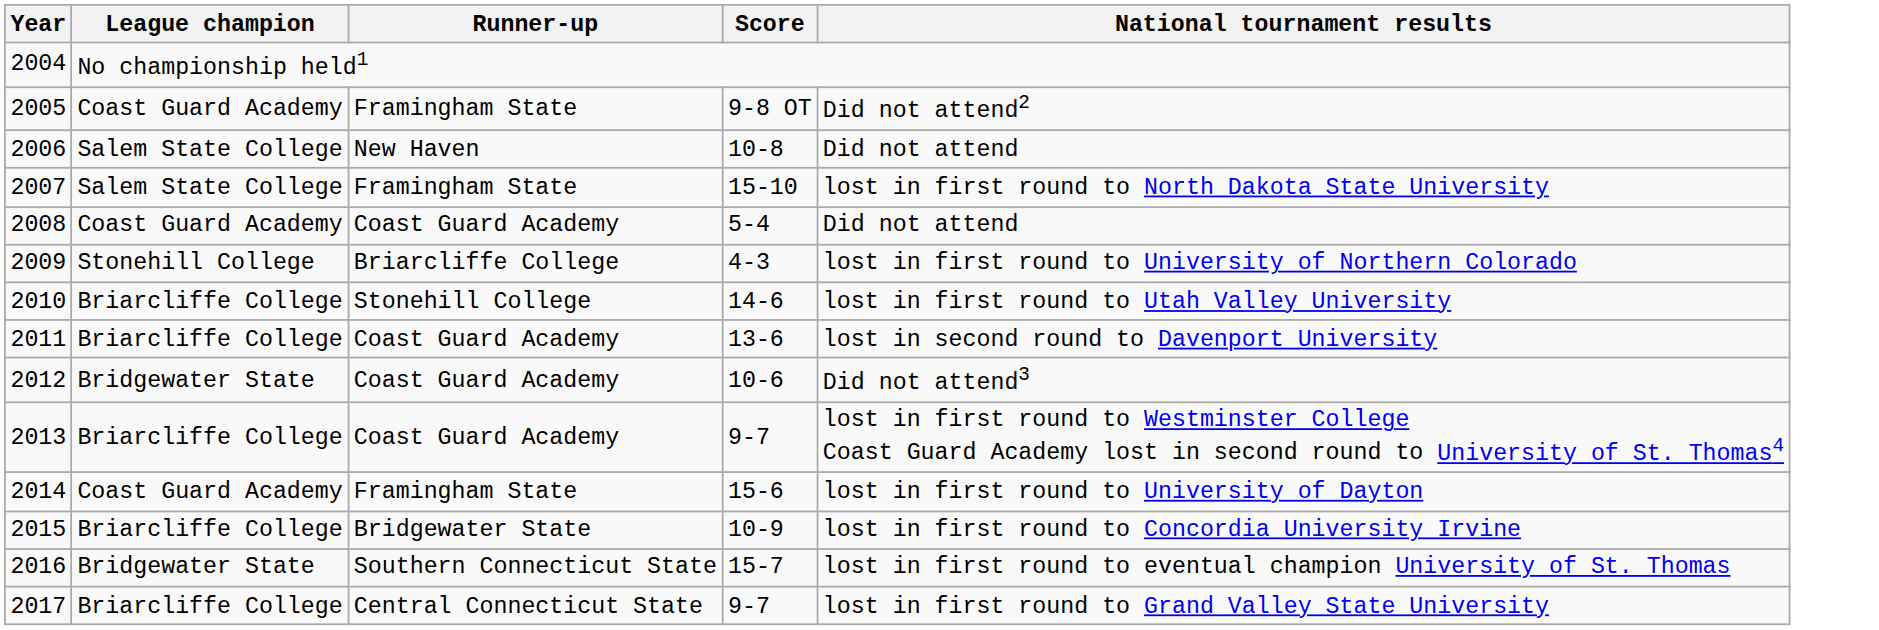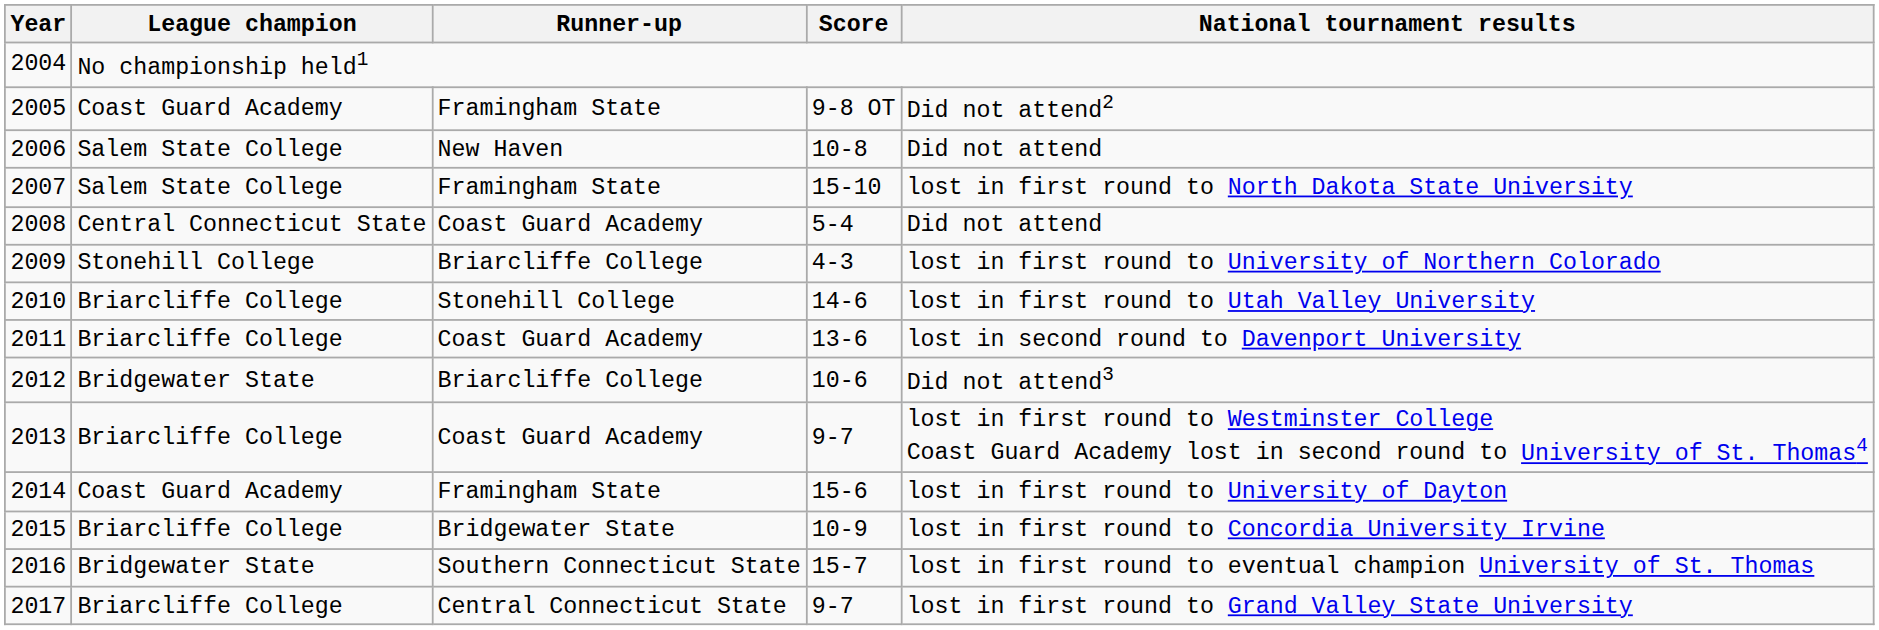(210, 225) Coast Guard Academy -> (252, 225) Central Connecticut State
(486, 380) Coast Guard Academy -> (570, 380) Briarcliffe College
